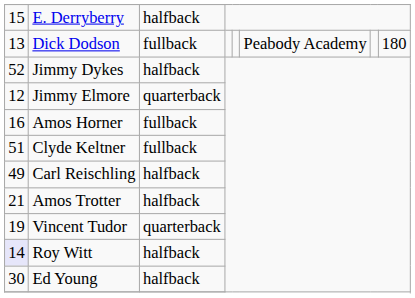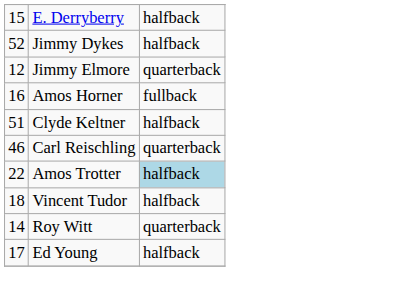- row: (76, 43)
(170, 148) fullback -> (171, 122) halfback
(17, 174) 49 -> (17, 148) 46
(171, 174) halfback -> (182, 148) quarterback
(17, 200) 21 -> (17, 174) 22
(171, 200) no background -> (171, 174) lightblue background
(17, 226) 19 -> (17, 200) 18
(182, 226) quarterback -> (171, 200) halfback
(17, 252) lavender background -> (17, 226) no background
(171, 252) halfback -> (182, 226) quarterback
(17, 278) 30 -> (17, 252) 17
